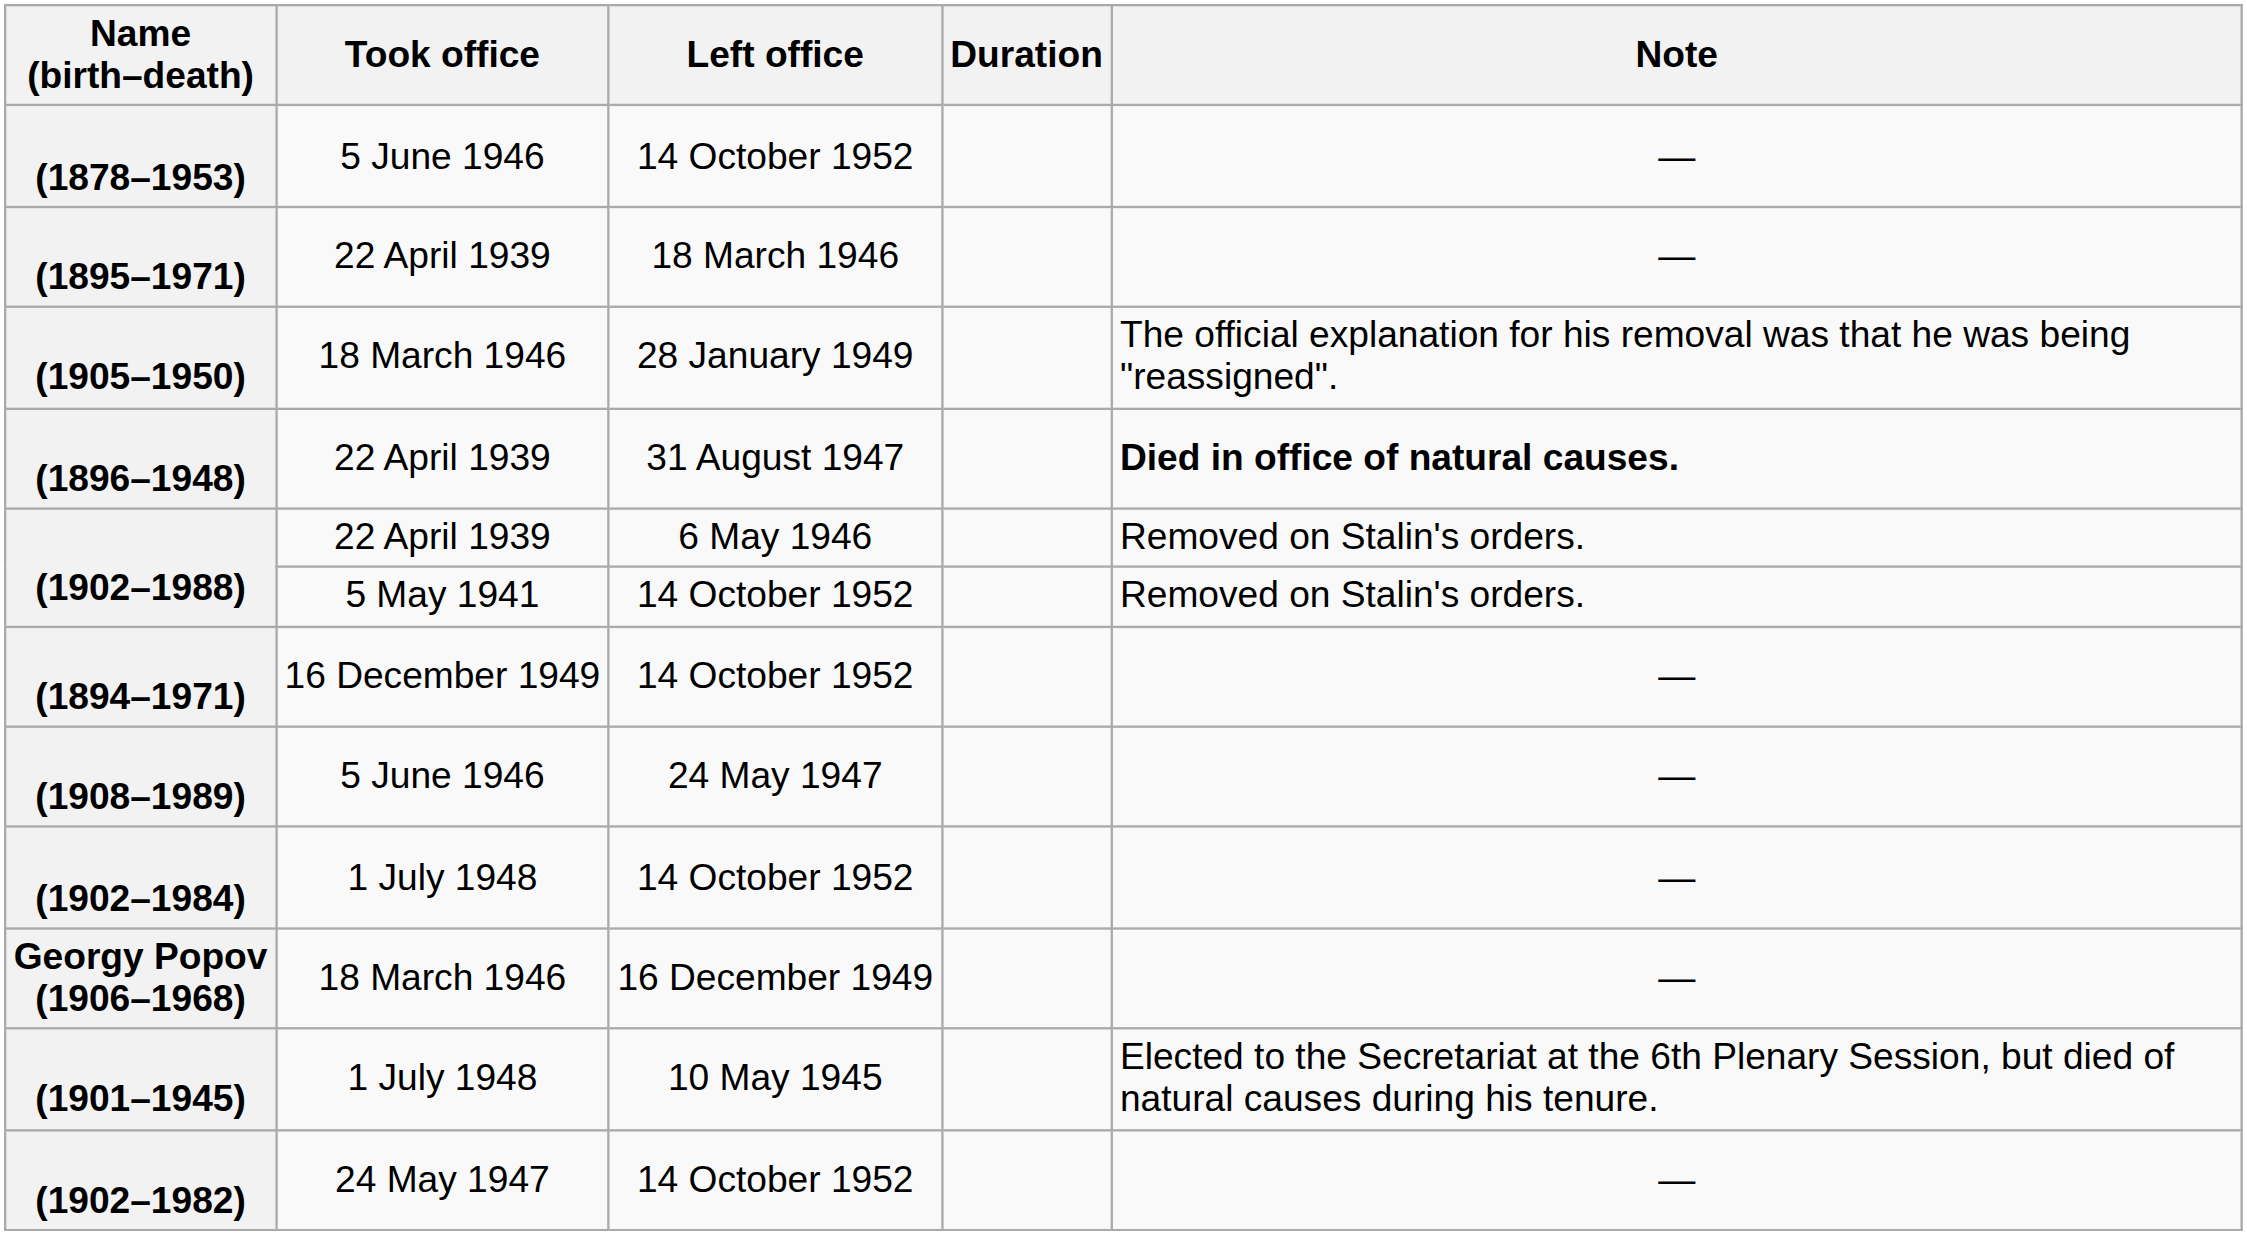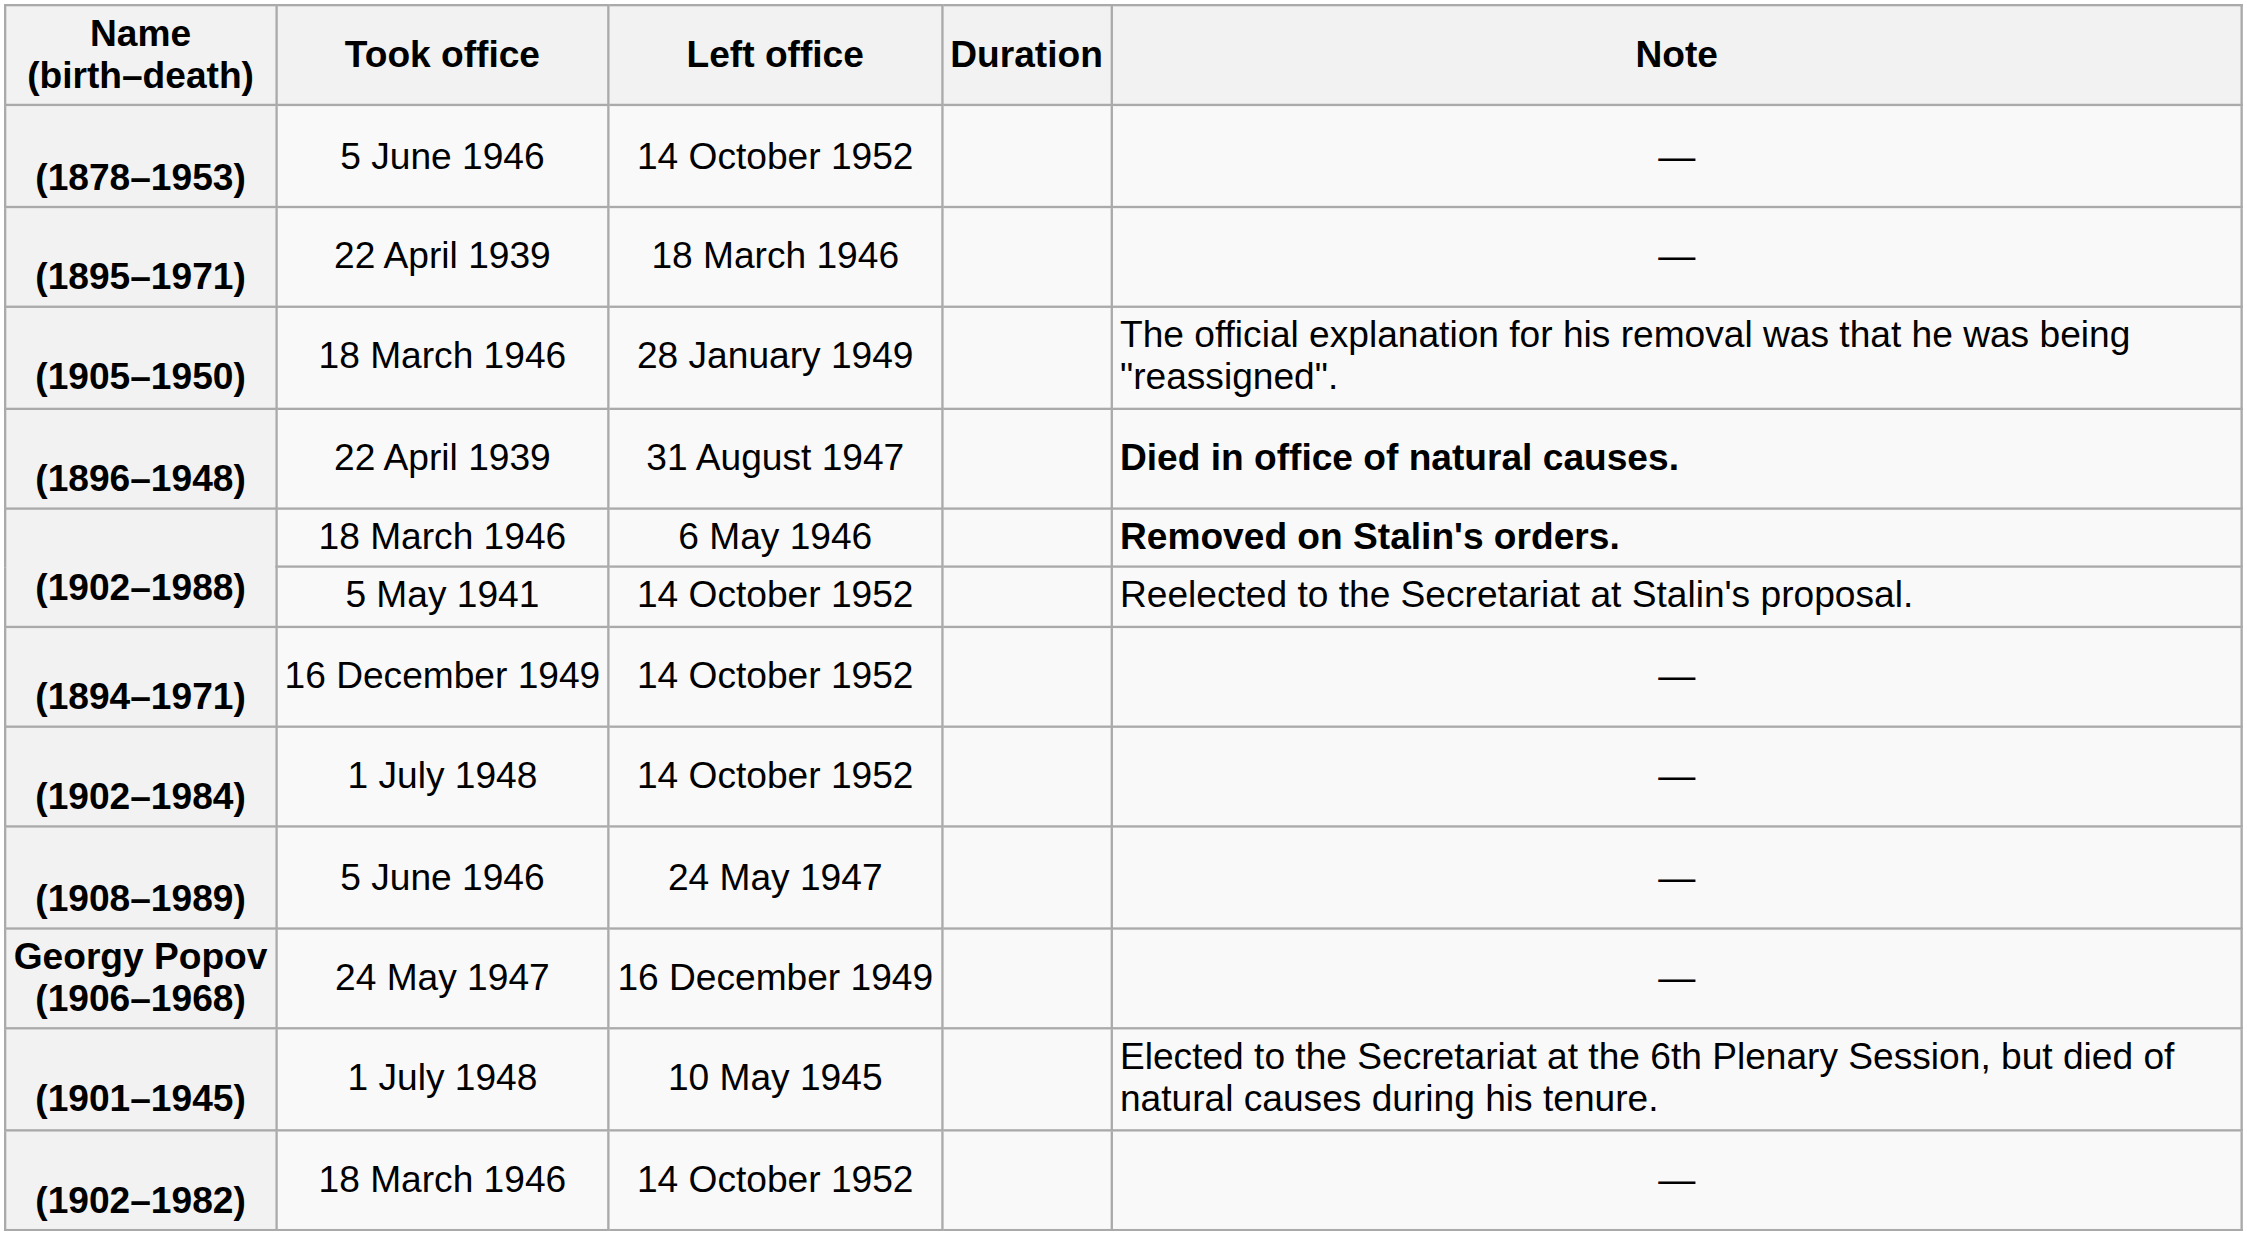(442, 537) 22 April 1939 -> (442, 537) 18 March 1946
(1353, 537) normal -> (1370, 537) bold
(1353, 595) Removed on Stalin's orders. -> (1517, 595) Reelected to the Secretariat at Stalin's proposal.
rows swapped: (141, 797) <-> (141, 897)
(442, 977) 18 March 1946 -> (442, 977) 24 May 1947
(442, 1178) 24 May 1947 -> (442, 1178) 18 March 1946
